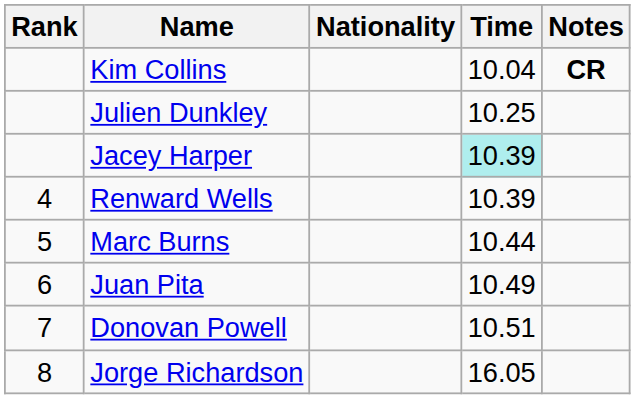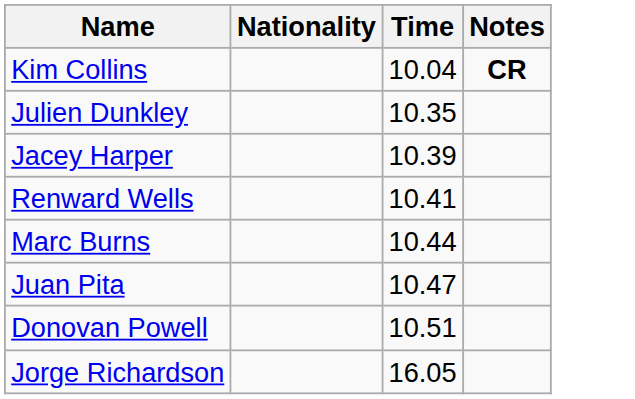- column: (44, 27)
(502, 113) 10.25 -> (423, 113) 10.35
(502, 156) paleturquoise background -> (423, 156) no background
(502, 199) 10.39 -> (423, 199) 10.41
(502, 285) 10.49 -> (423, 285) 10.47
